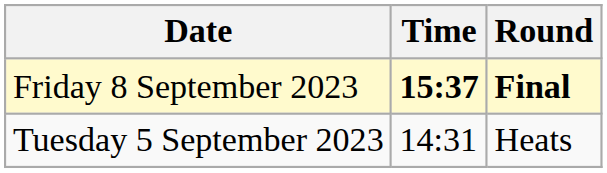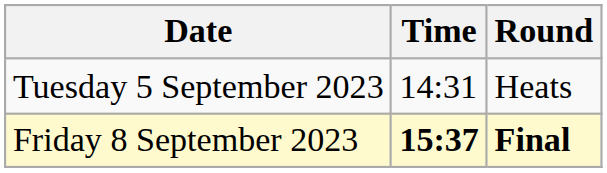rows swapped: (198, 139) <-> (186, 85)
